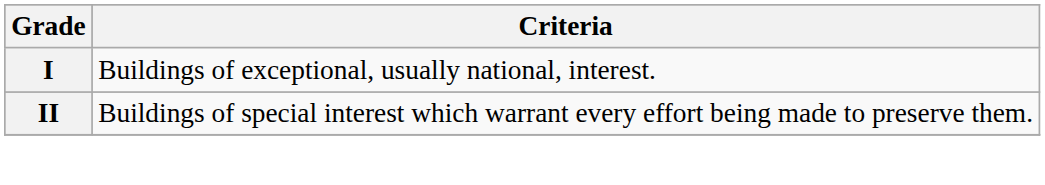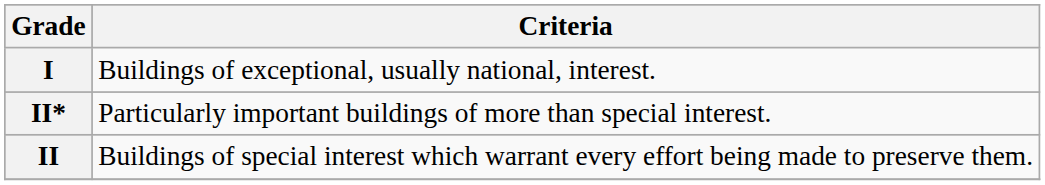+ row: (48, 112)
